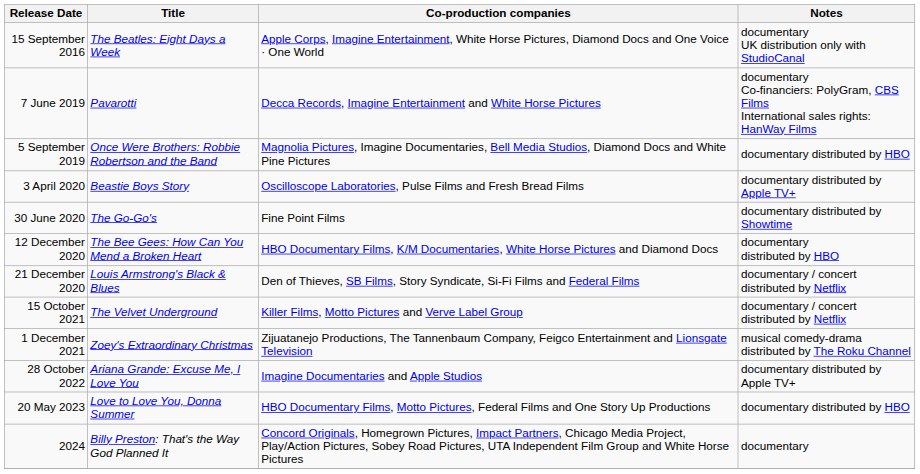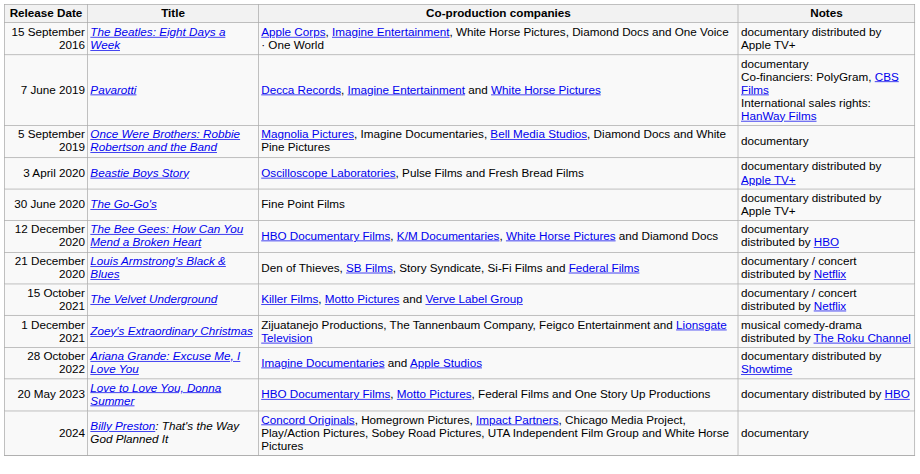(803, 45) documentary UK distribution only with StudioCanal -> (811, 38) documentary distributed by Apple TV+
(825, 154) documentary distributed by HBO -> (775, 141) documentary
(811, 218) documentary distributed by Showtime -> (811, 204) documentary distributed by Apple TV+
(811, 376) documentary distributed by Apple TV+ -> (811, 363) documentary distributed by Showtime
